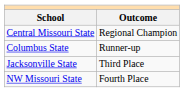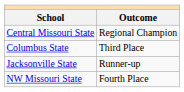(120, 48) Runner-up -> (122, 48) Third Place
(122, 63) Third Place -> (120, 63) Runner-up
